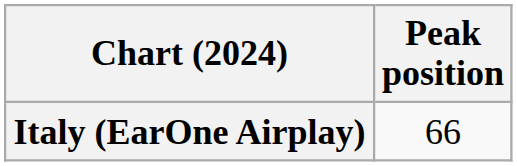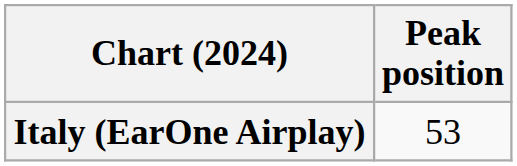(443, 130) 66 -> (443, 130) 53
